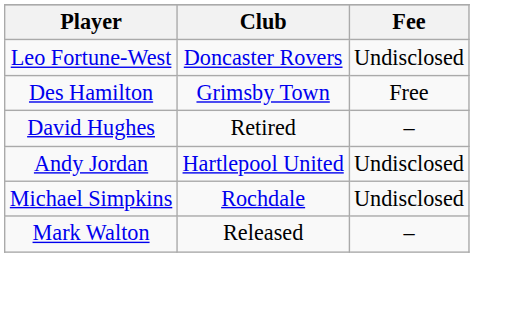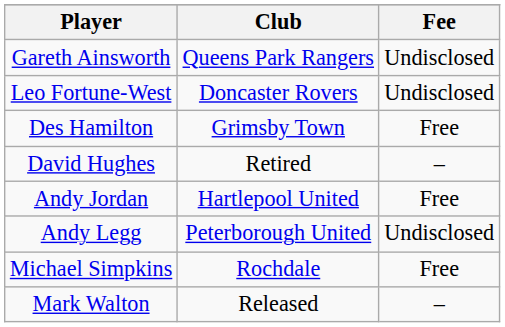+ row: (91, 57)
(409, 163) Undisclosed -> (439, 198) Free
+ row: (91, 233)
(409, 198) Undisclosed -> (439, 269) Free
